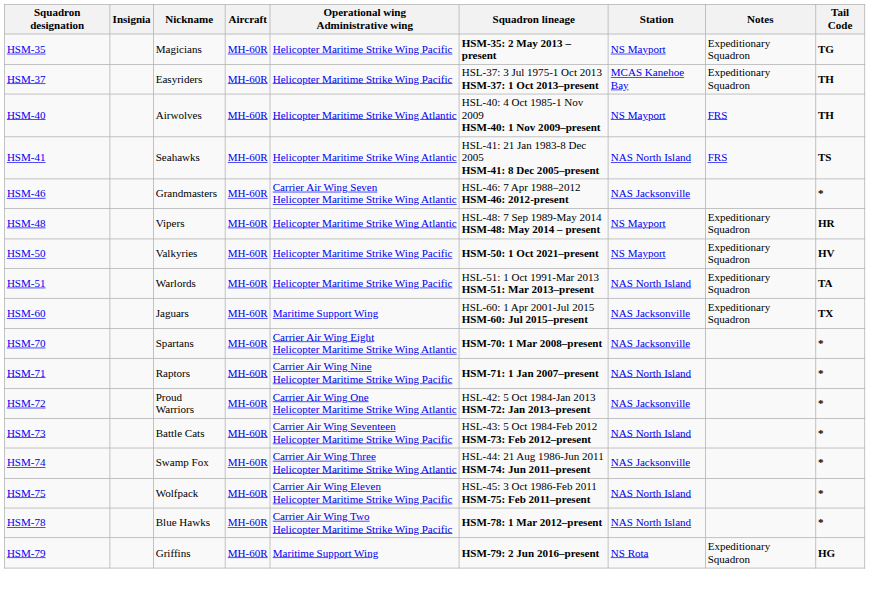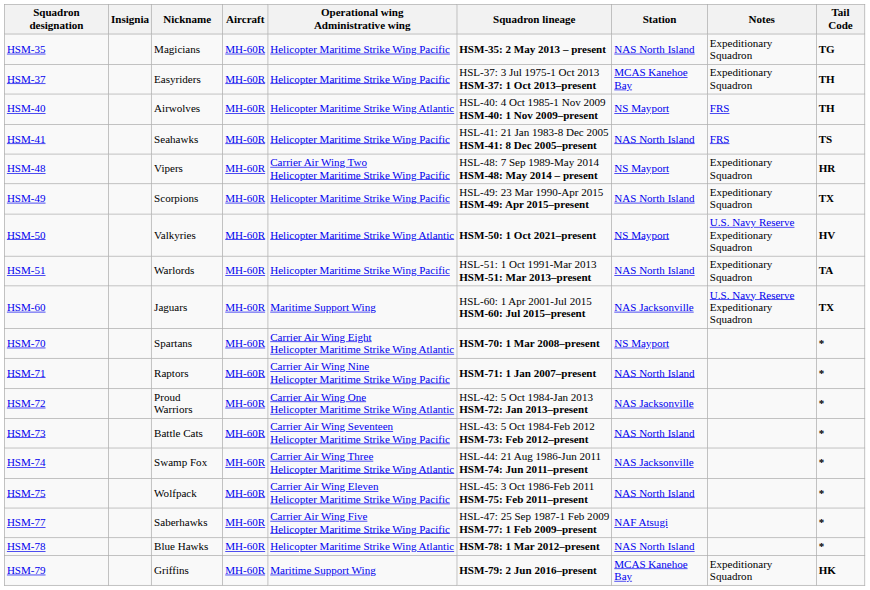(638, 49) NS Mayport -> (654, 49) NAS North Island
(365, 157) Helicopter Maritime Strike Wing Atlantic -> (360, 139) Helicopter Maritime Strike Wing Pacific
- row: (26, 193)
(365, 223) Helicopter Maritime Strike Wing Atlantic -> (360, 169) Carrier Air Wing Two Helicopter Maritime Strike Wing Pacific
+ row: (26, 199)
(363, 253) Helicopter Maritime Strike Wing Pacific -> (362, 235) Helicopter Maritime Strike Wing Atlantic
(739, 253) Expeditionary Squadron -> (752, 235) U.S. Navy Reserve Expeditionary Squadron
(739, 313) Expeditionary Squadron -> (752, 307) U.S. Navy Reserve Expeditionary Squadron
(651, 343) NAS Jacksonville -> (642, 343) NS Mayport
+ row: (26, 523)
(363, 523) Carrier Air Wing Two Helicopter Maritime Strike Wing Pacific -> (362, 546) Helicopter Maritime Strike Wing Atlantic
(630, 553) NS Rota -> (651, 570) MCAS Kanehoe Bay
(827, 553) HG -> (827, 570) HK
